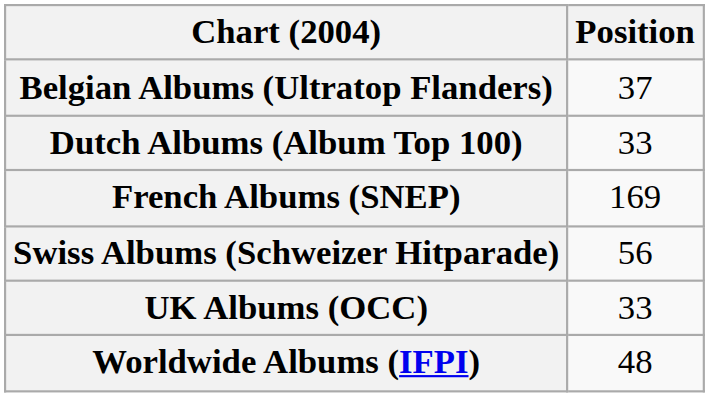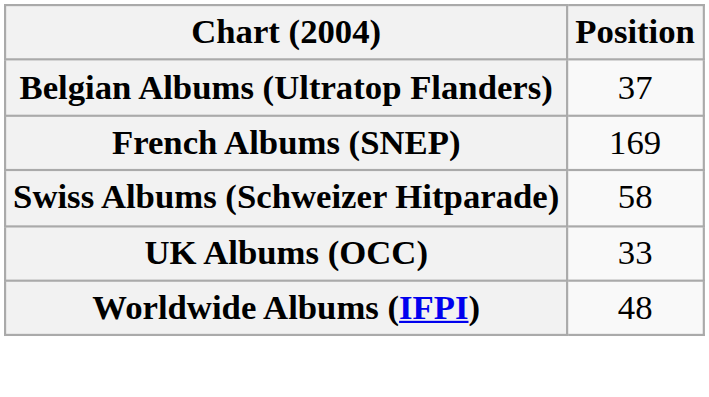- row: (286, 142)
(635, 252) 56 -> (635, 197) 58
